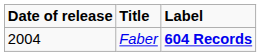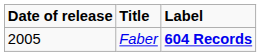(24, 39) 2004 -> (24, 39) 2005
